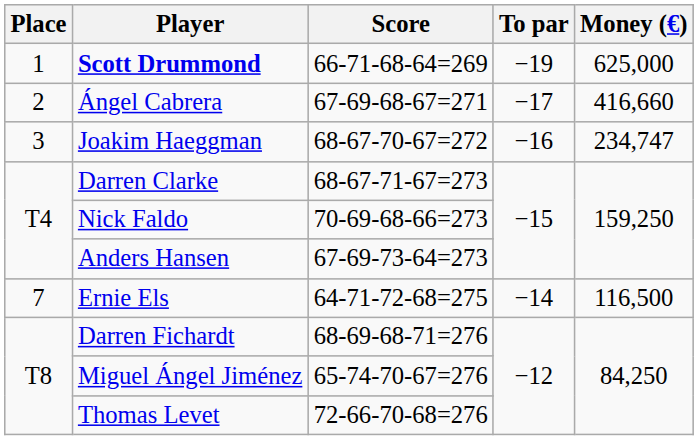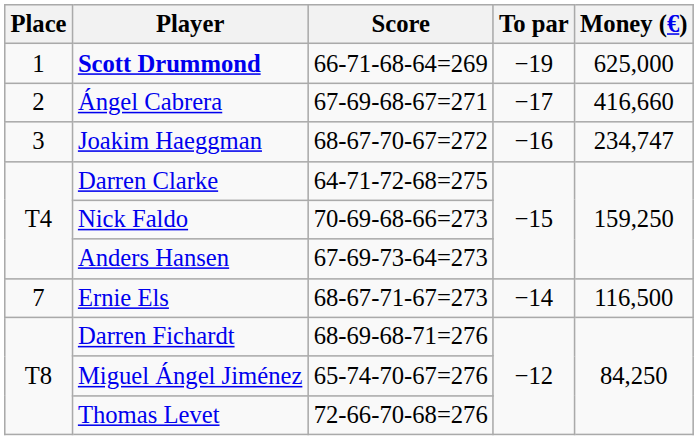(401, 180) 68-67-71-67=273 -> (401, 180) 64-71-72-68=275
(401, 297) 64-71-72-68=275 -> (401, 297) 68-67-71-67=273
